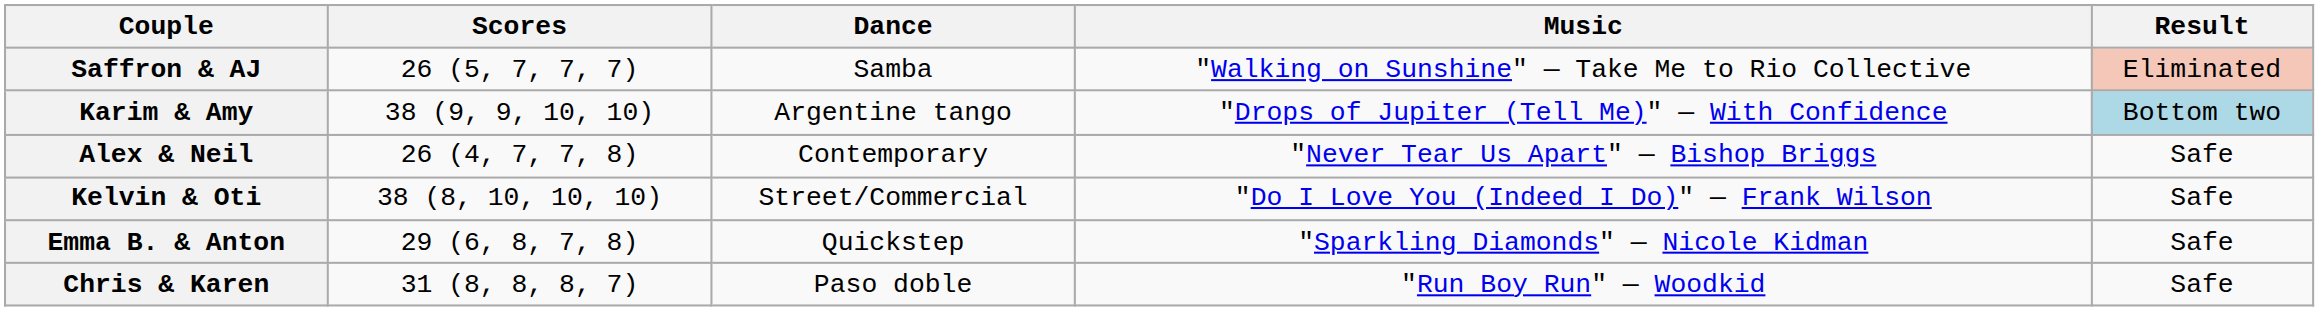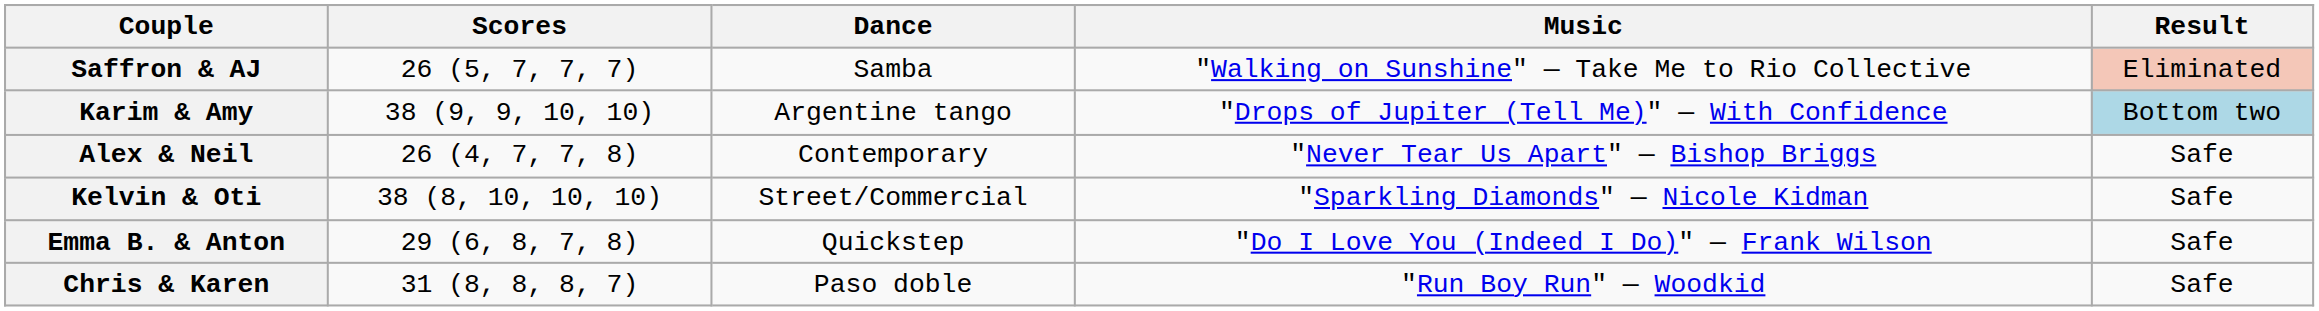(1583, 199) "Do I Love You (Indeed I Do)" — Frank Wilson -> (1583, 199) "Sparkling Diamonds" — Nicole Kidman
(1583, 242) "Sparkling Diamonds" — Nicole Kidman -> (1583, 242) "Do I Love You (Indeed I Do)" — Frank Wilson
